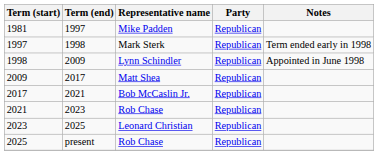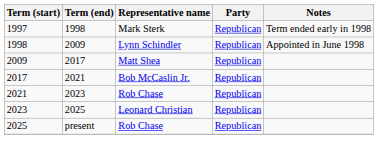- row: (17, 28)
